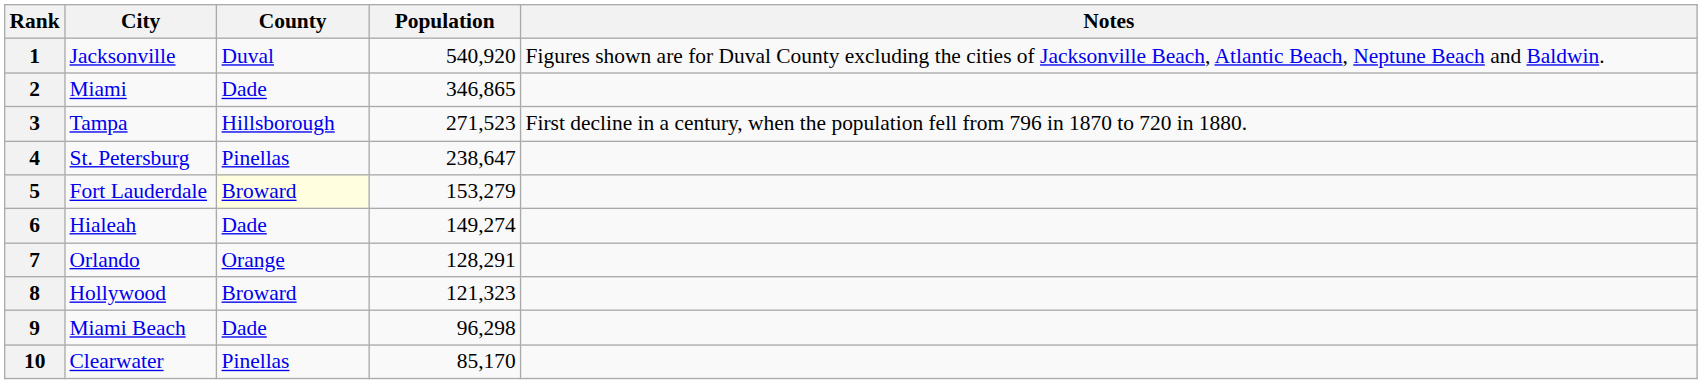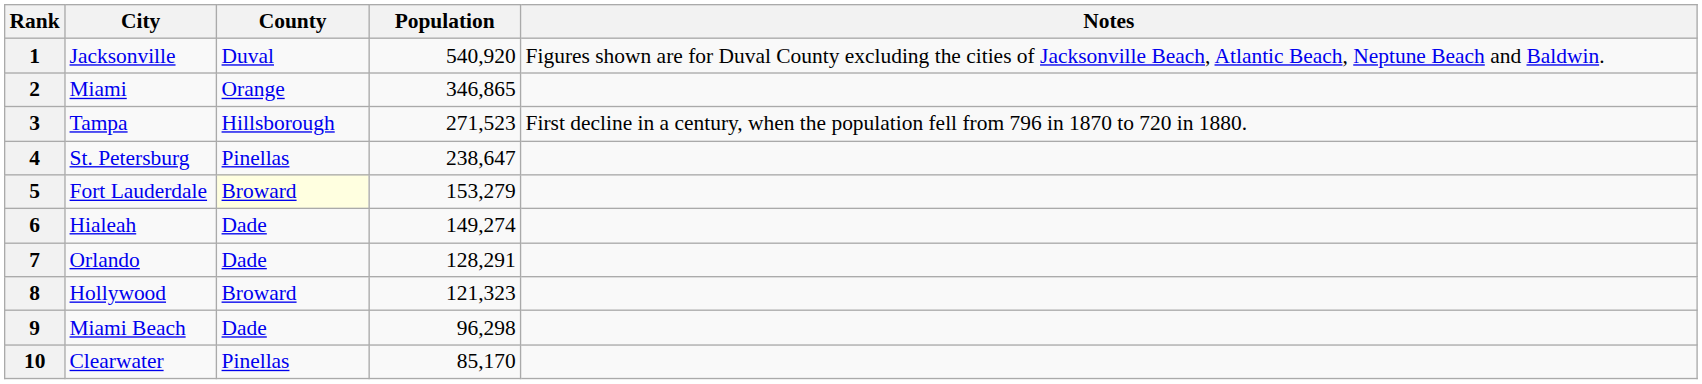(244, 89) Dade -> (253, 89) Orange
(253, 259) Orange -> (244, 259) Dade
